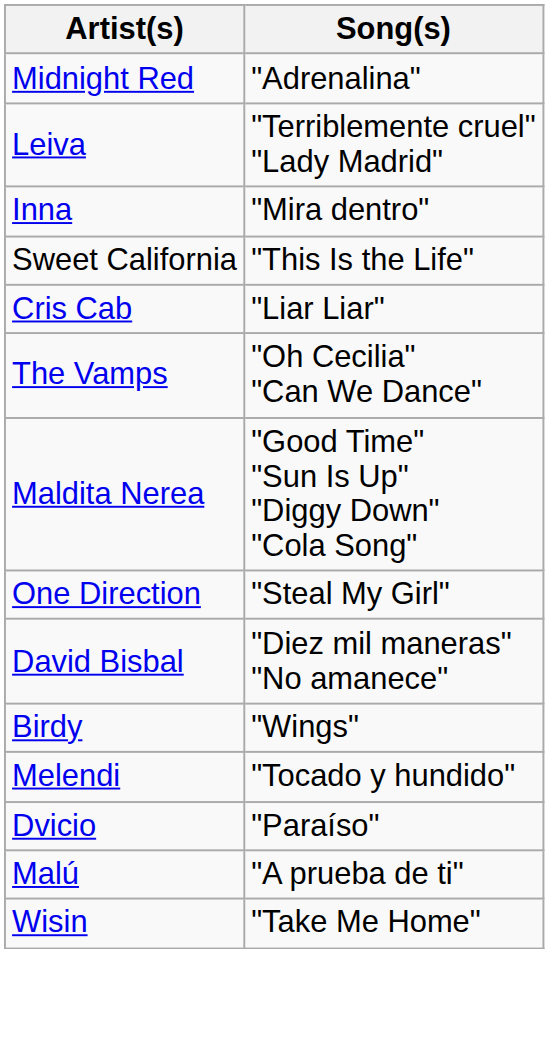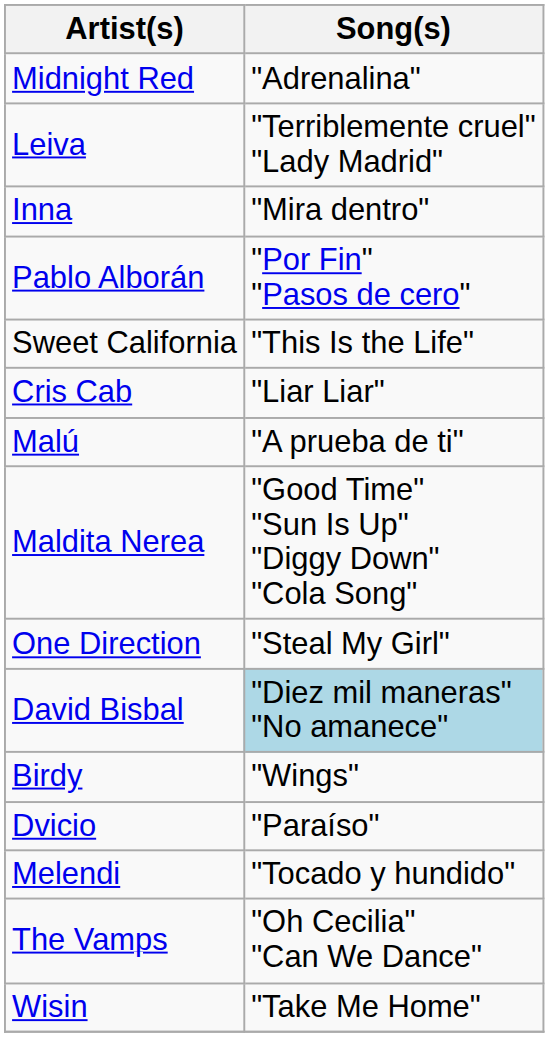+ row: (108, 276)
rows swapped: (46, 874) <-> (90, 374)
(381, 660) no background -> (381, 709) lightblue background
rows swapped: (54, 825) <-> (66, 776)
